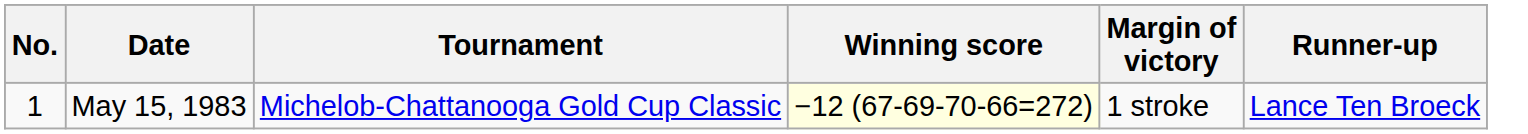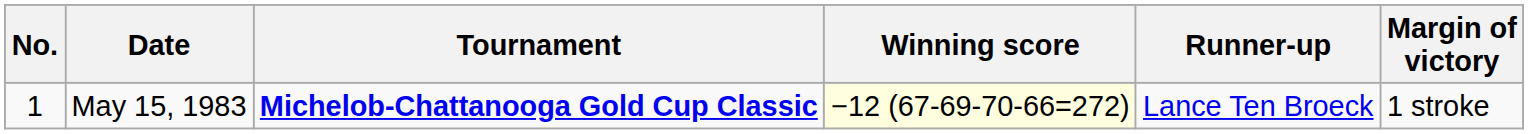columns swapped: (1171, 44) <-> (1365, 44)
(521, 106) normal -> (539, 106) bold
